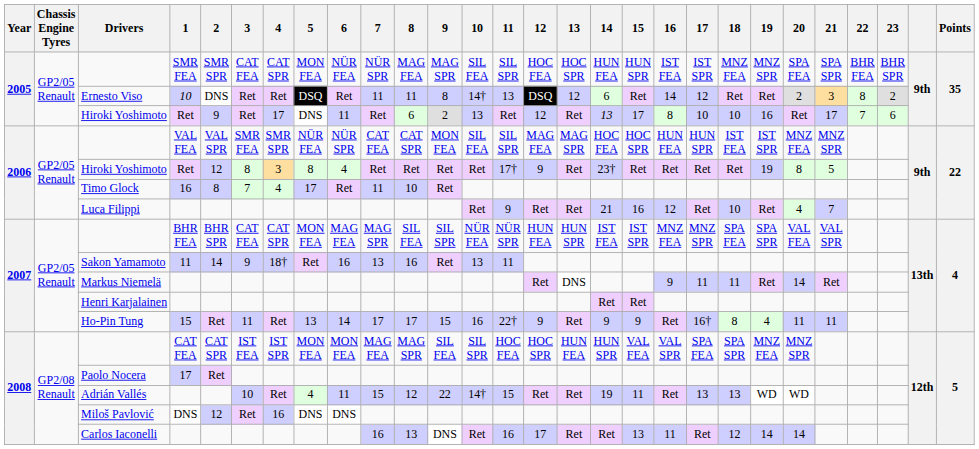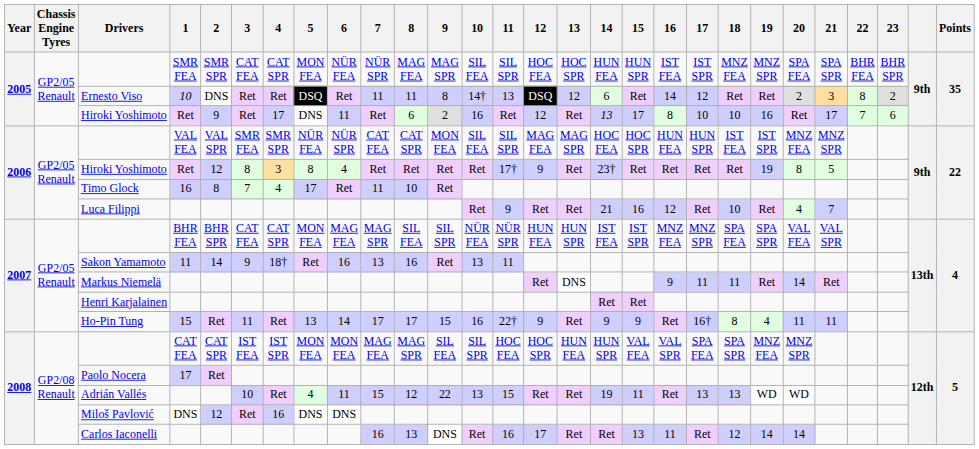(477, 115) 13 -> (477, 115) 16
(477, 394) 14† -> (477, 394) 13
